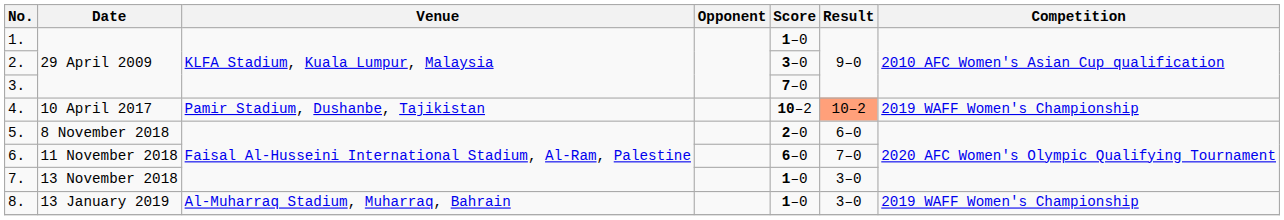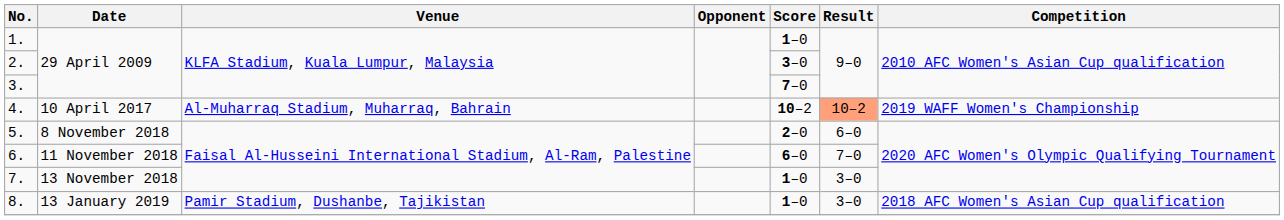(335, 109) Pamir Stadium, Dushanbe, Tajikistan -> (348, 109) Al-Muharraq Stadium, Muharraq, Bahrain
(348, 203) Al-Muharraq Stadium, Muharraq, Bahrain -> (335, 203) Pamir Stadium, Dushanbe, Tajikistan
(1010, 203) 2019 WAFF Women's Championship -> (1053, 203) 2018 AFC Women's Asian Cup qualification
